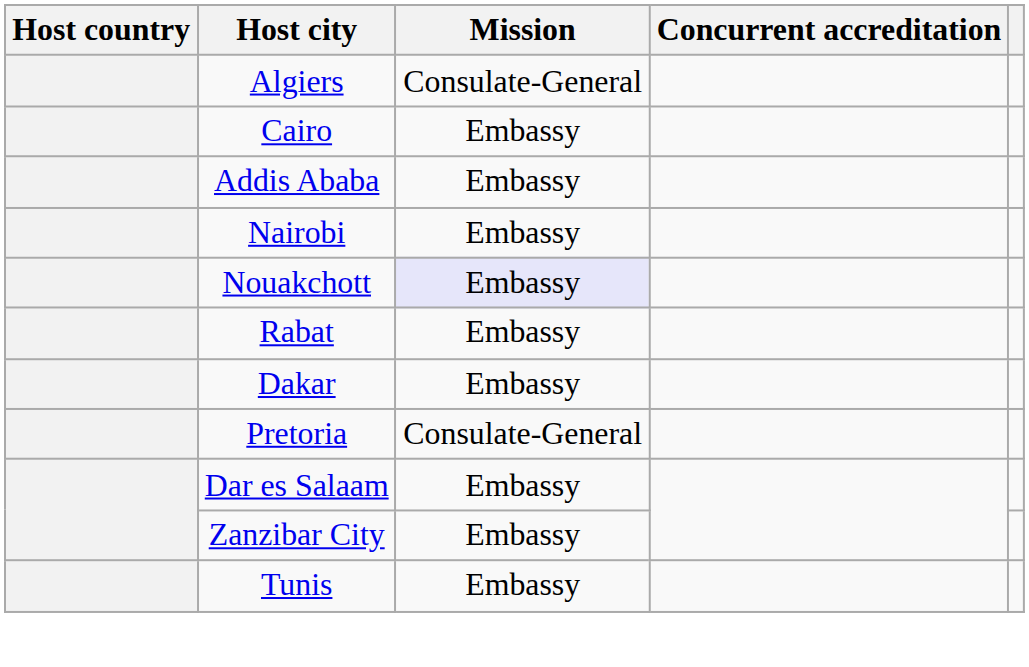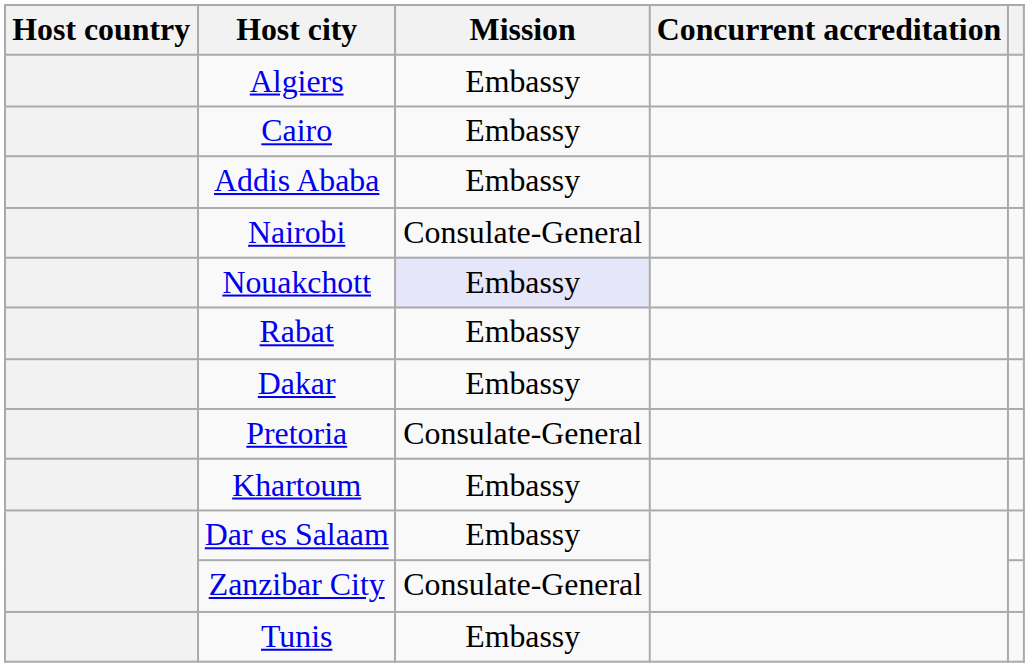(523, 80) Consulate-General -> (523, 80) Embassy
(523, 231) Embassy -> (523, 231) Consulate-General
+ row: (297, 484)
(523, 534) Embassy -> (523, 585) Consulate-General
